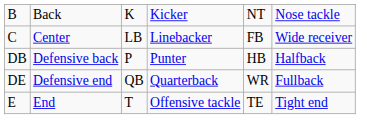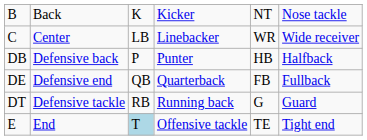(255, 37) FB -> (265, 37) WR
(258, 80) WR -> (262, 80) FB
+ row: (17, 102)
(129, 102) no background -> (136, 124) lightblue background
